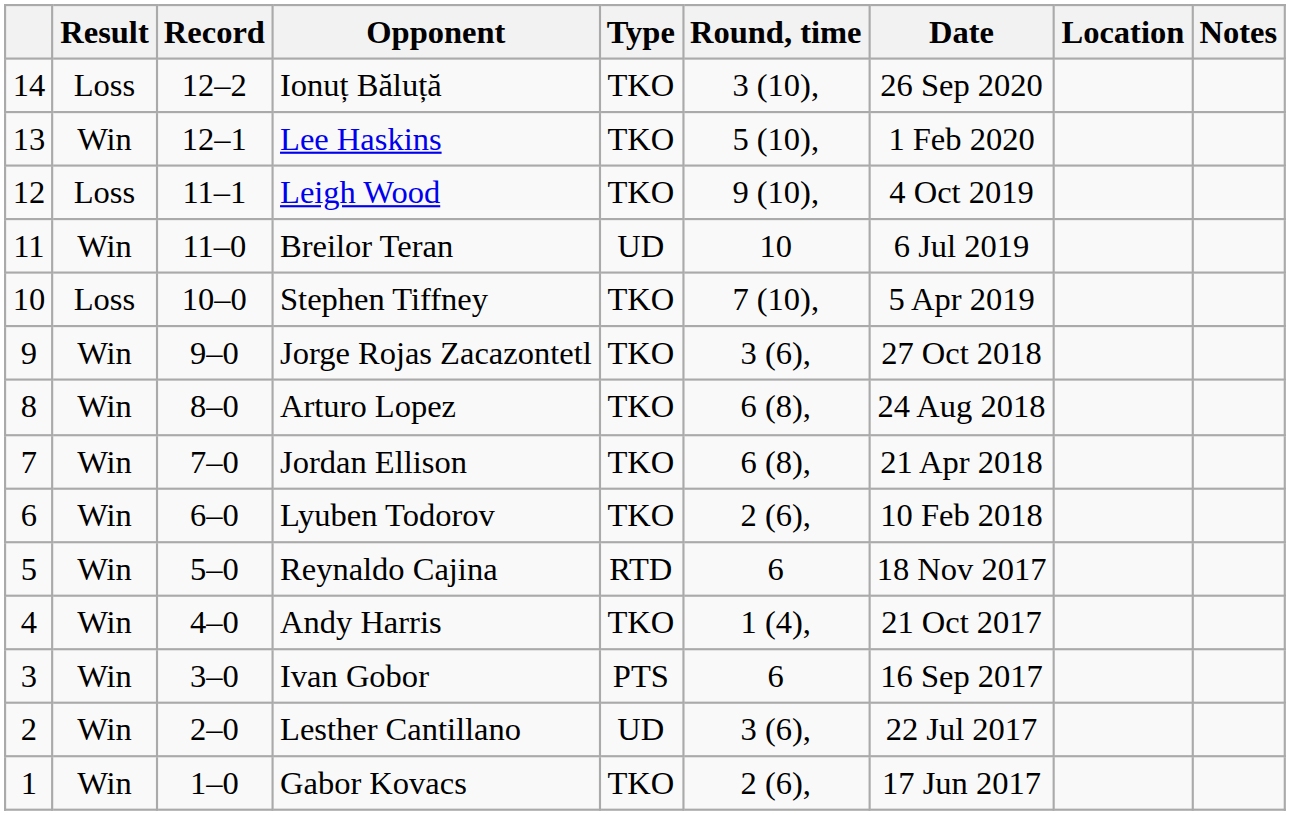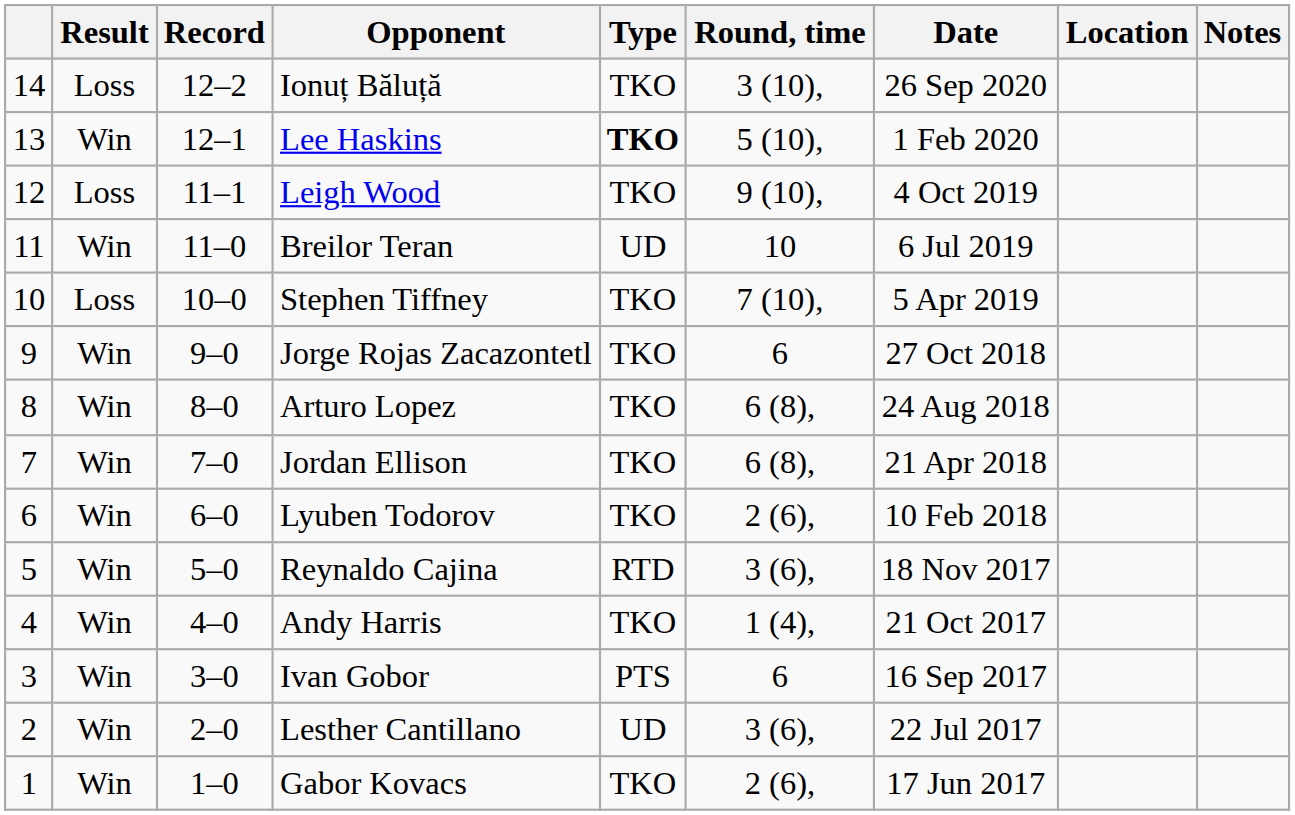(641, 138) normal -> (643, 138) bold
(776, 353) 3 (6), -> (780, 353) 6
(776, 567) 6 -> (780, 567) 3 (6),
